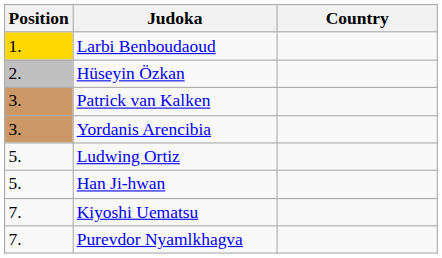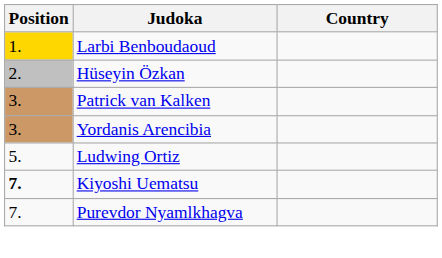- row: (121, 184)
(15, 211) normal -> (15, 184) bold
